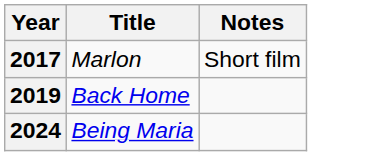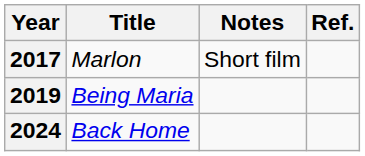+ column: (333, 22)
(131, 95) Back Home -> (132, 95) Being Maria
(132, 131) Being Maria -> (131, 131) Back Home
